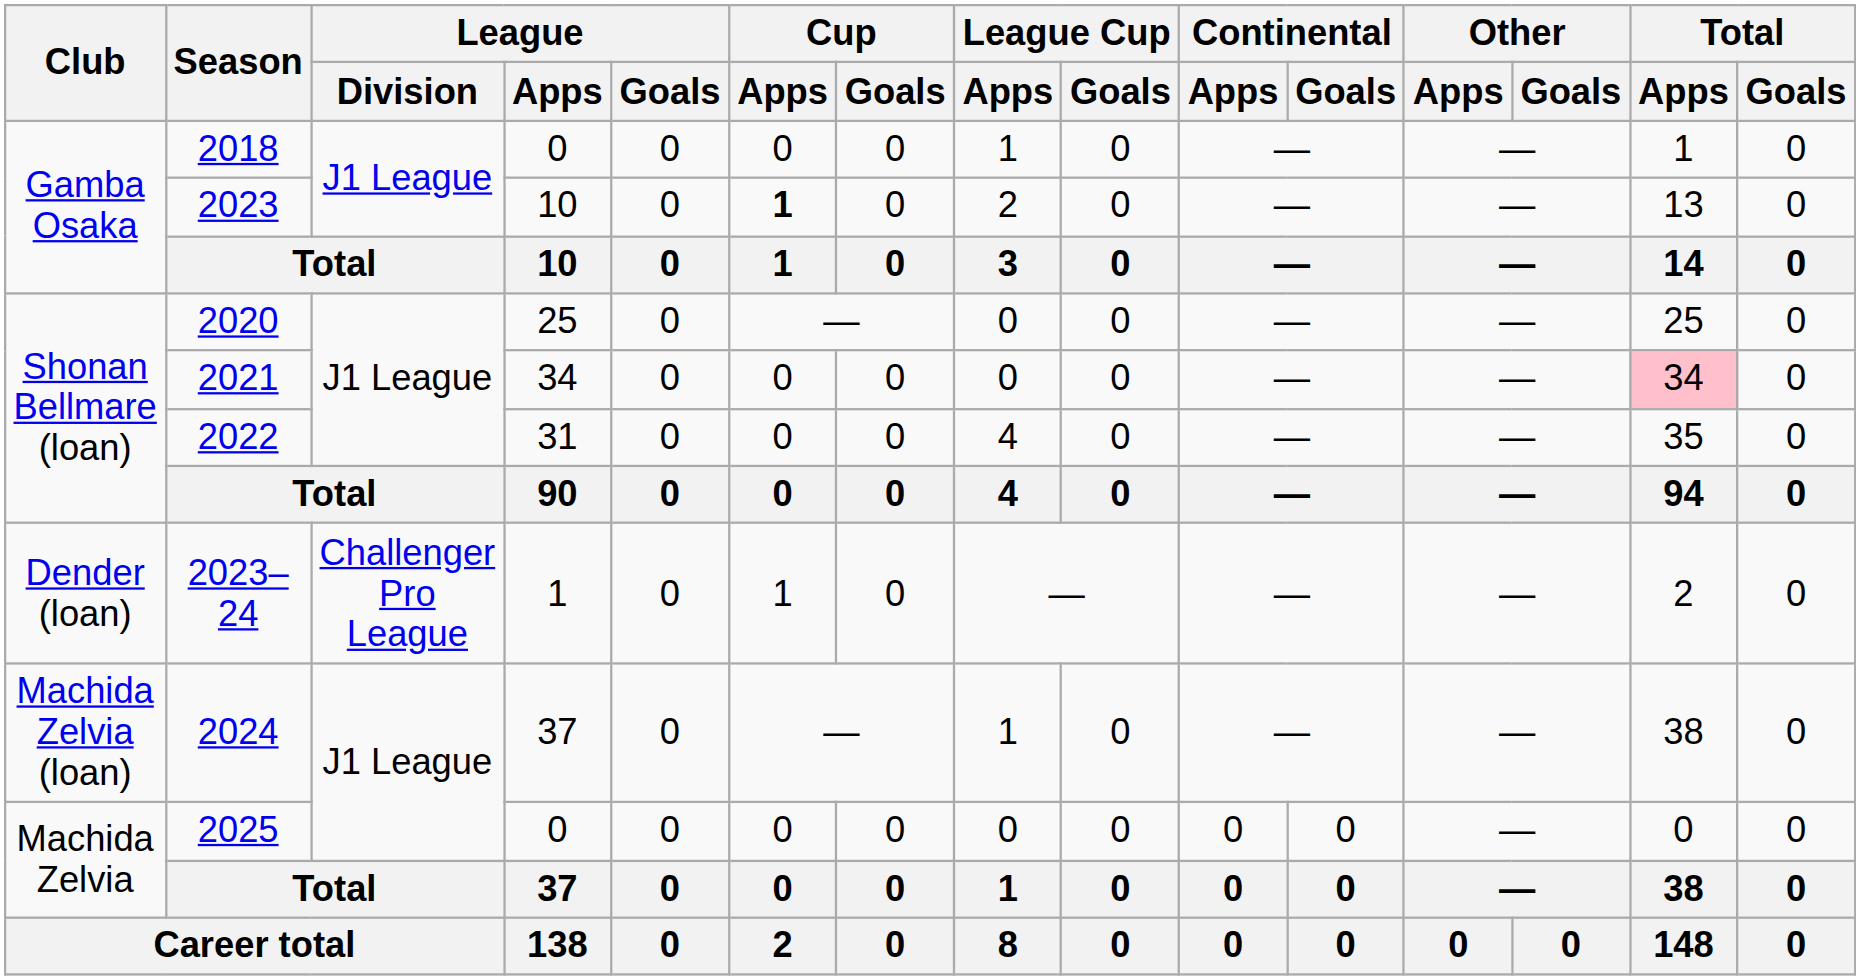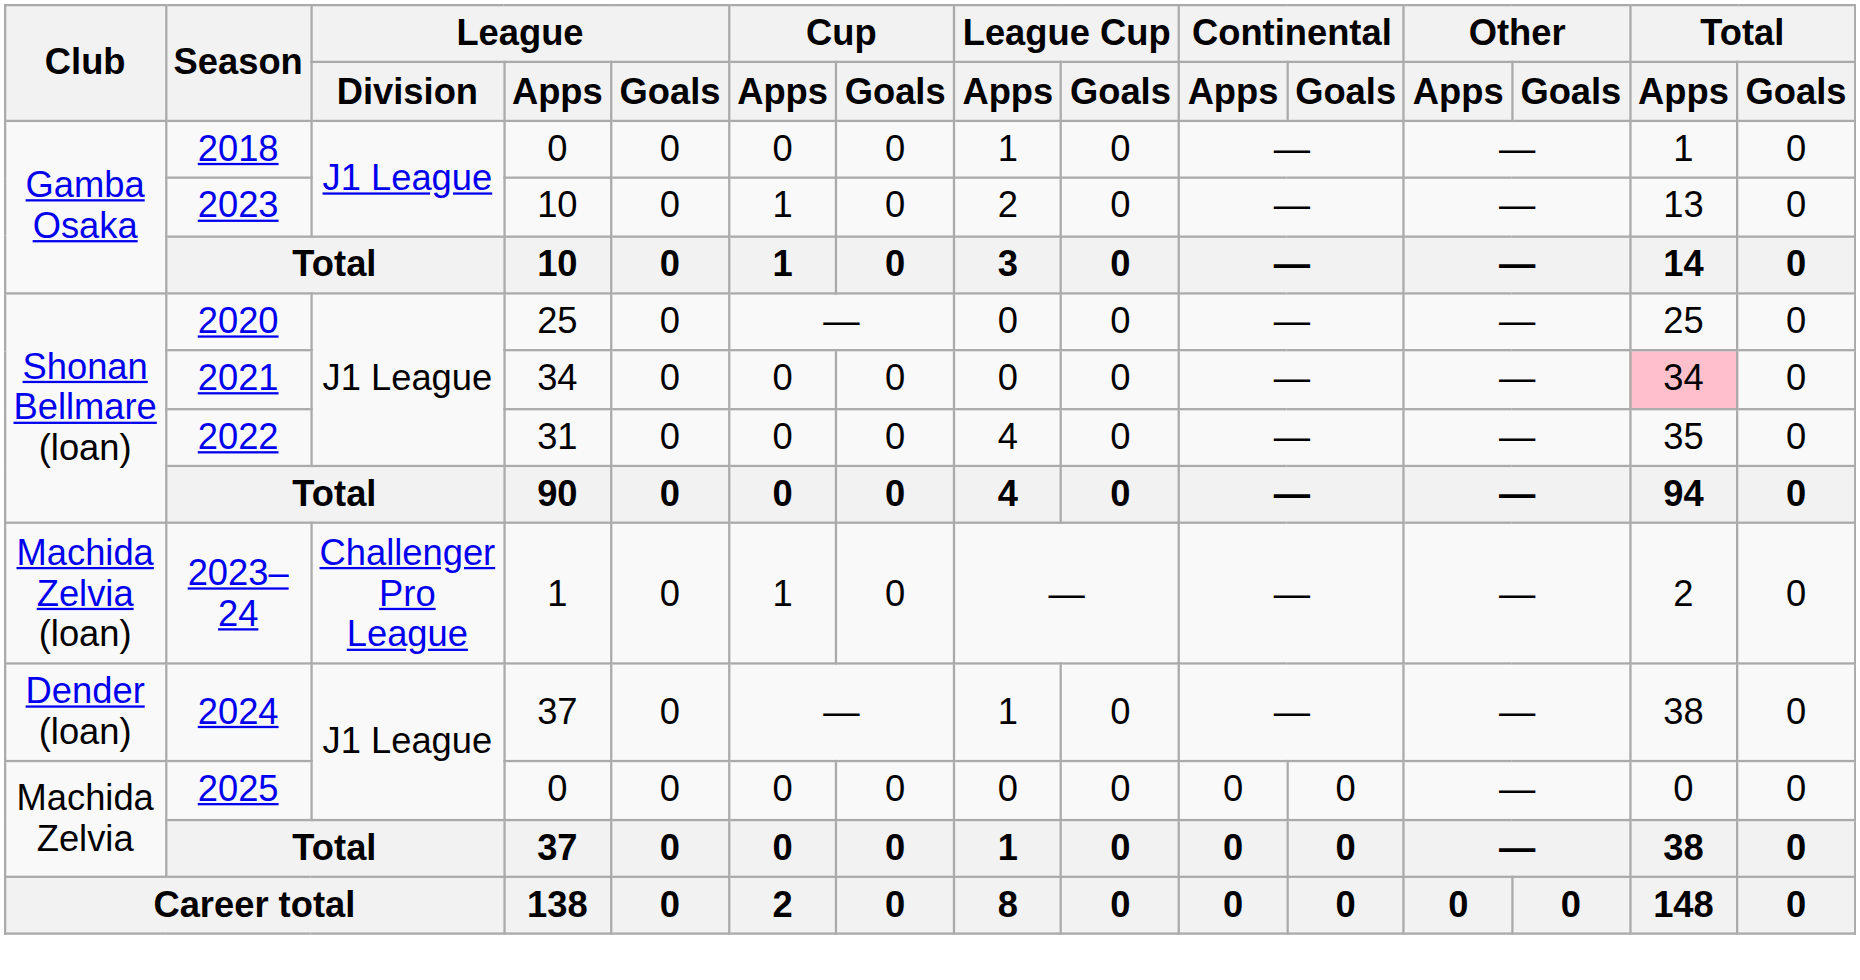(783, 206) bold -> (783, 206) normal
(85, 592) Dender (loan) -> (85, 592) Machida Zelvia (loan)
(85, 731) Machida Zelvia (loan) -> (85, 711) Dender (loan)
